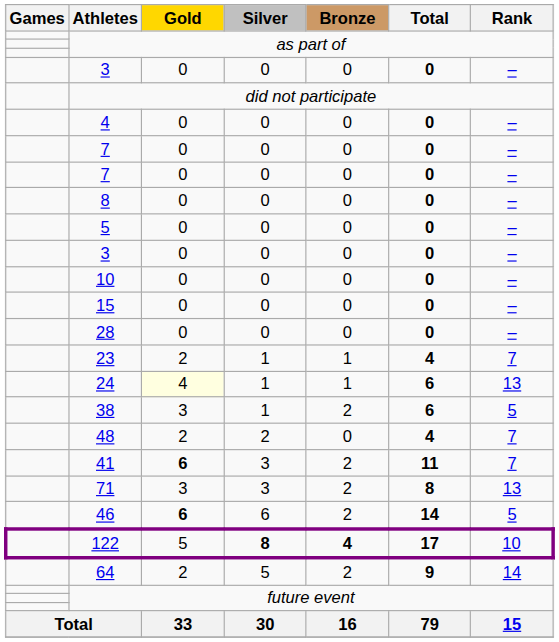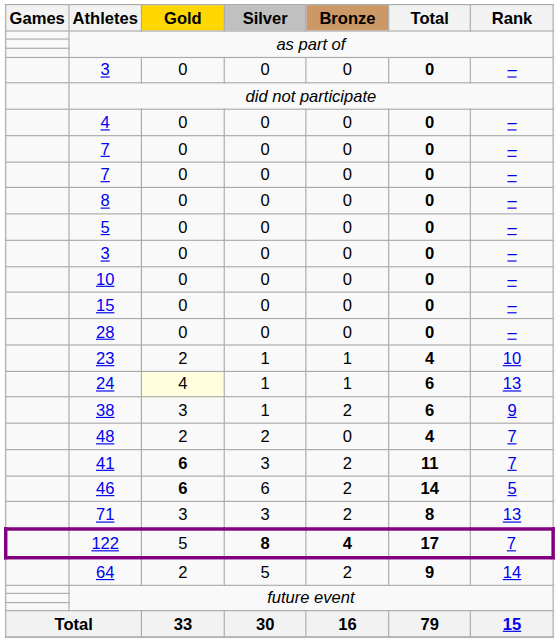(512, 358) 7 -> (512, 358) 10
(512, 410) 5 -> (512, 410) 9
rows swapped: (105, 515) <-> (105, 489)
(511, 544) 10 -> (511, 544) 7
